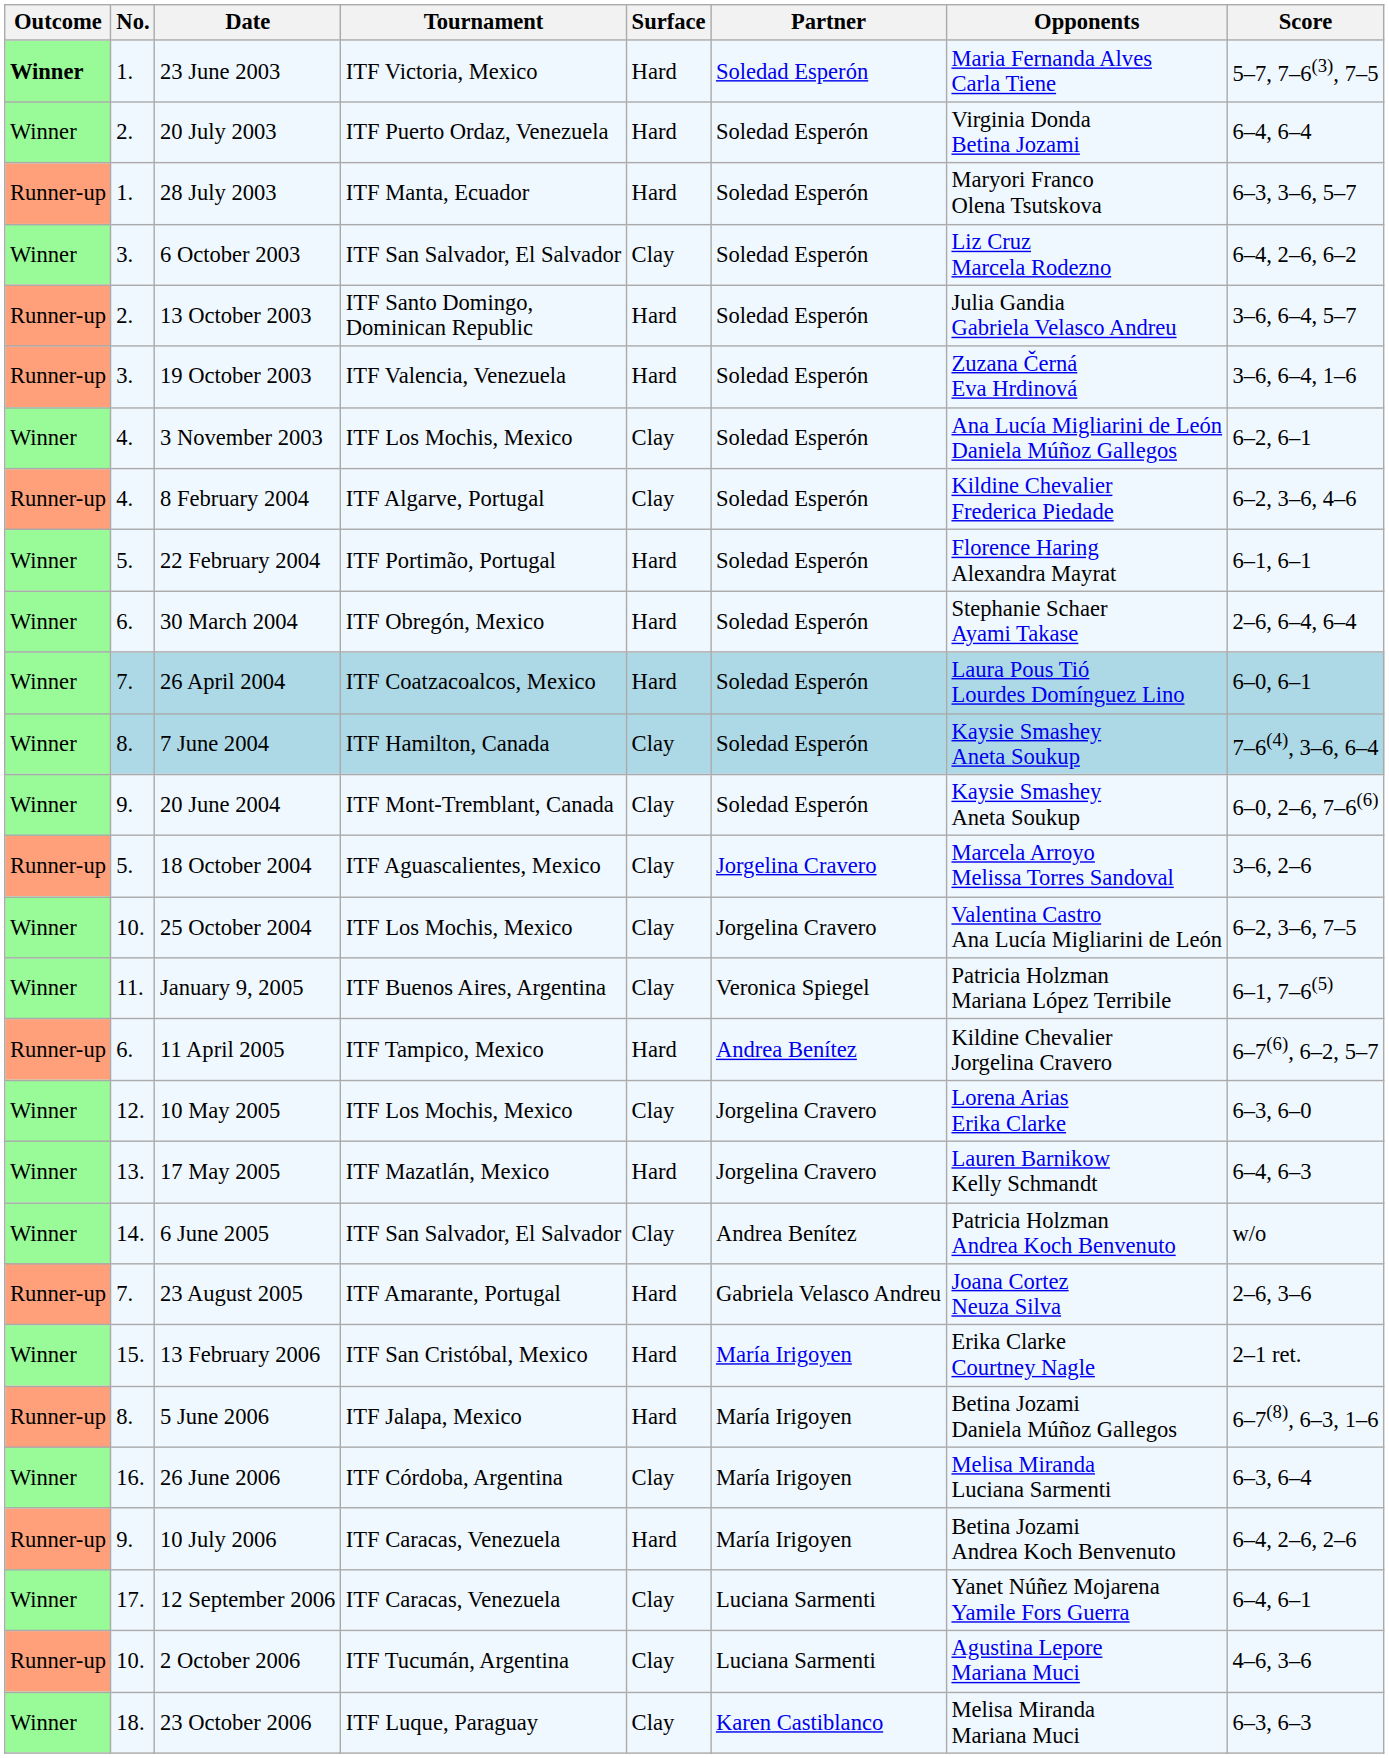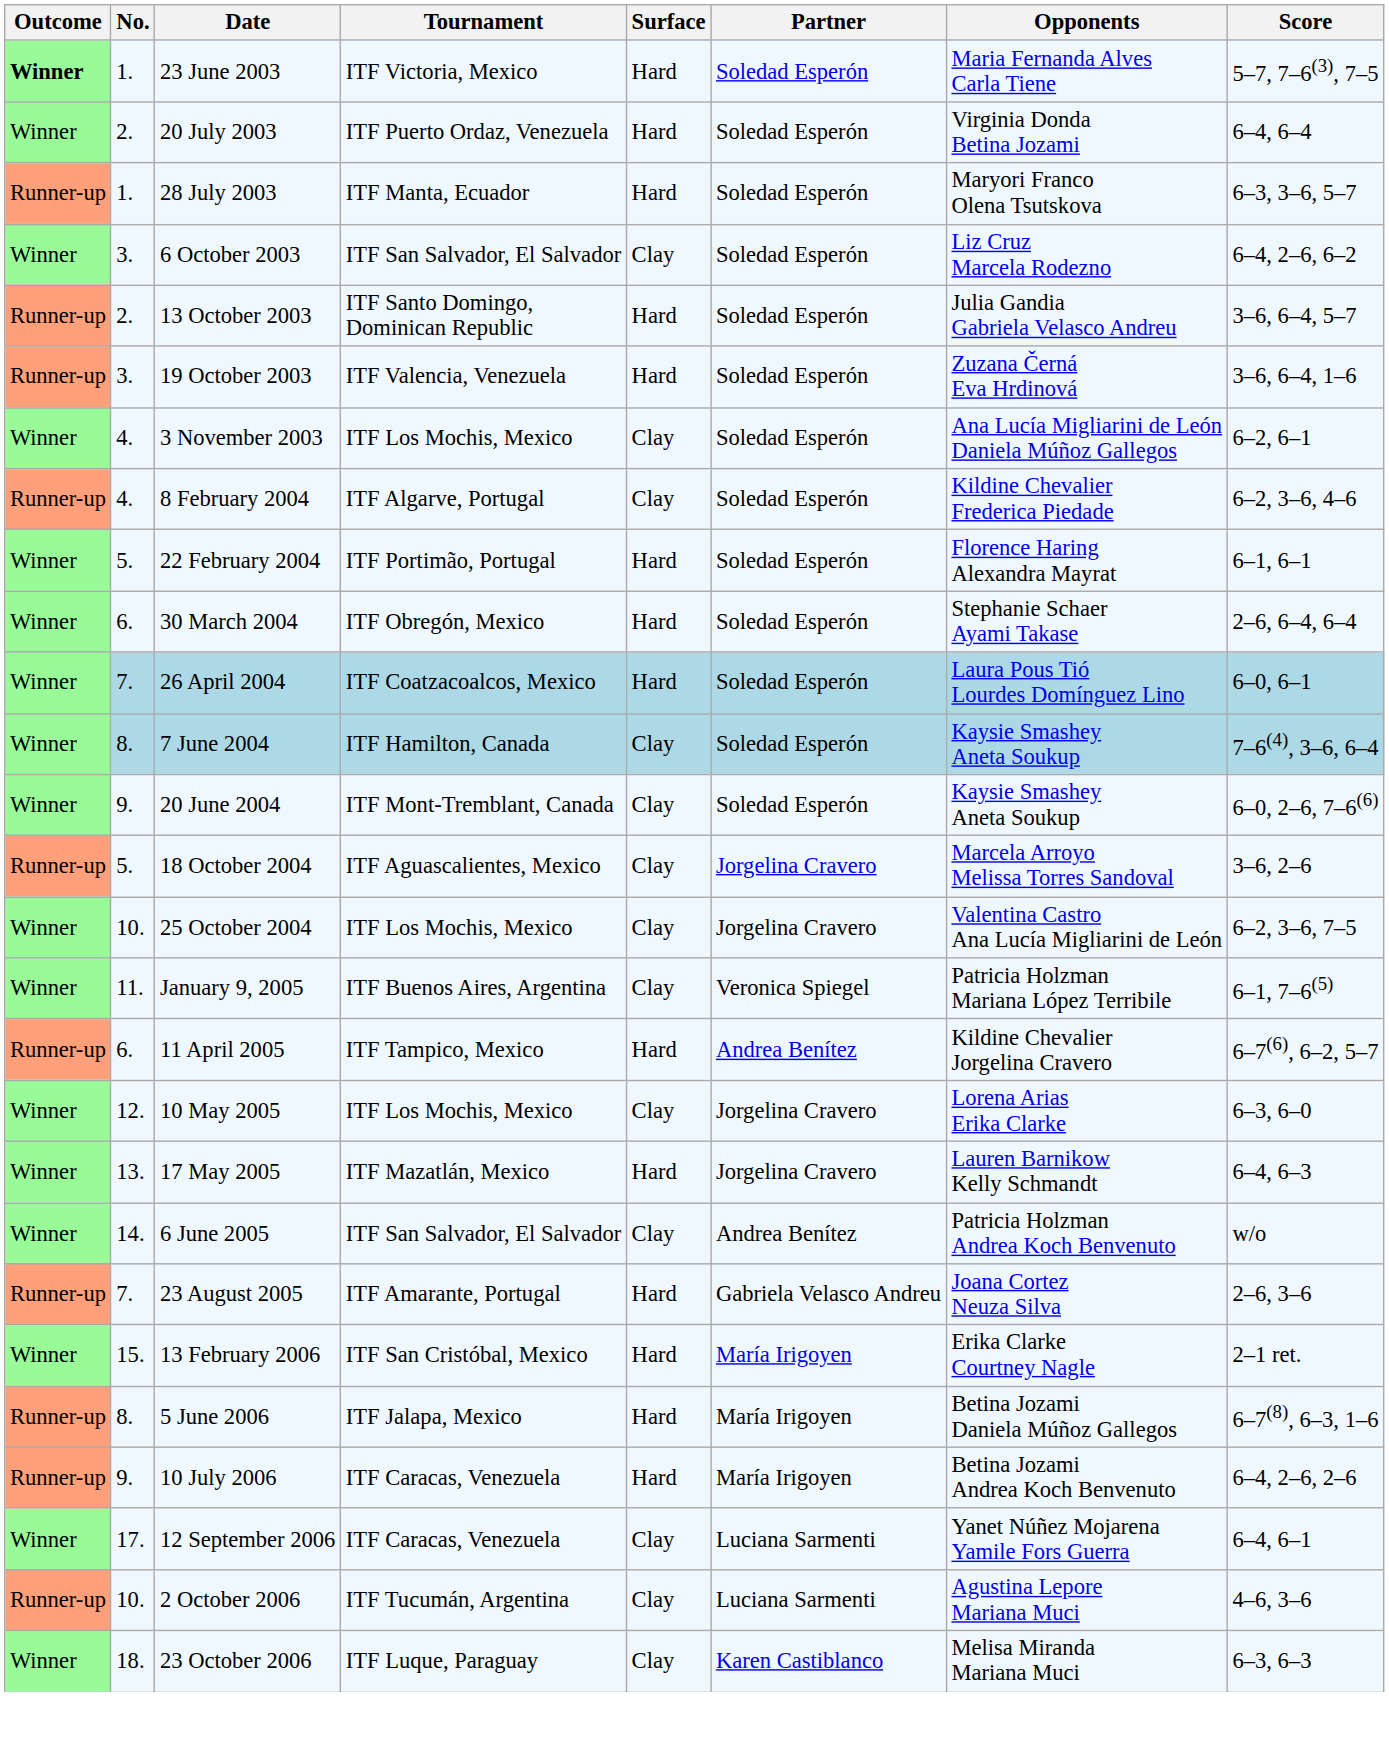- row: (220, 1477)
